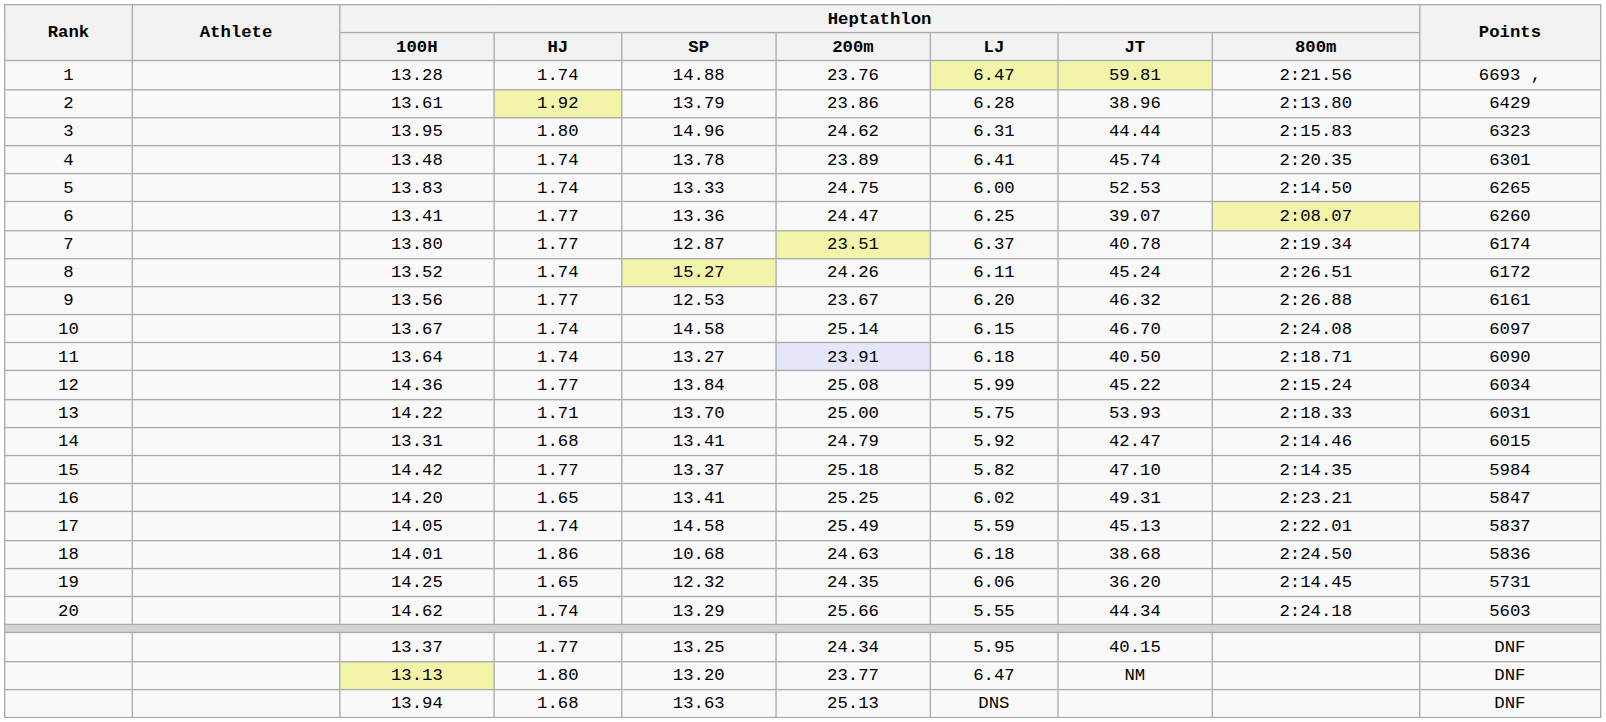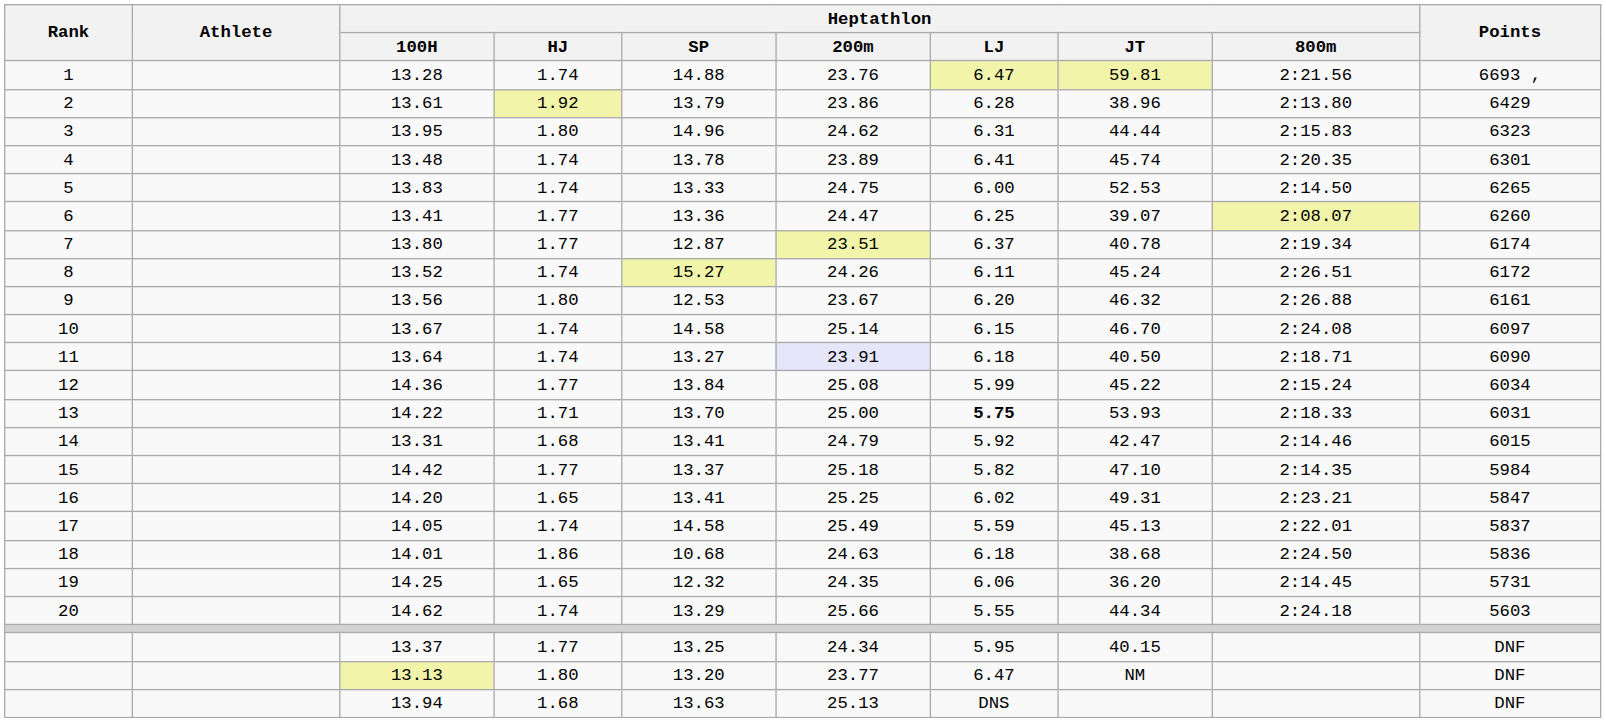(558, 301) 1.77 -> (558, 301) 1.80
(994, 413) normal -> (994, 413) bold
